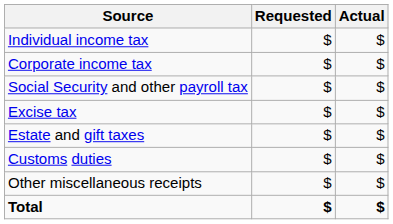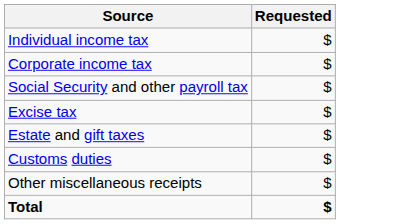- column: (362, 16)
